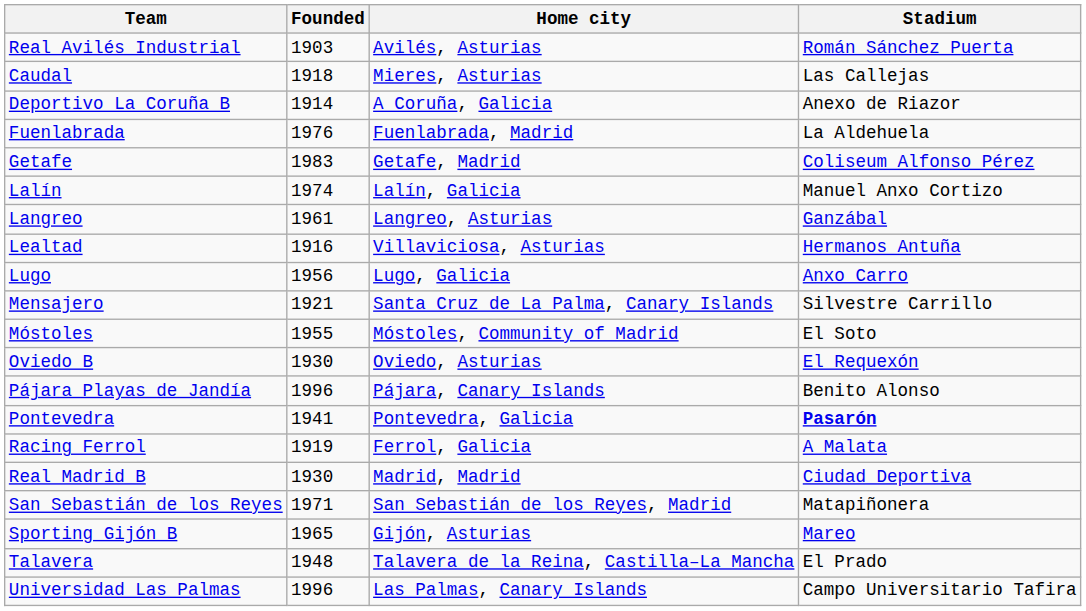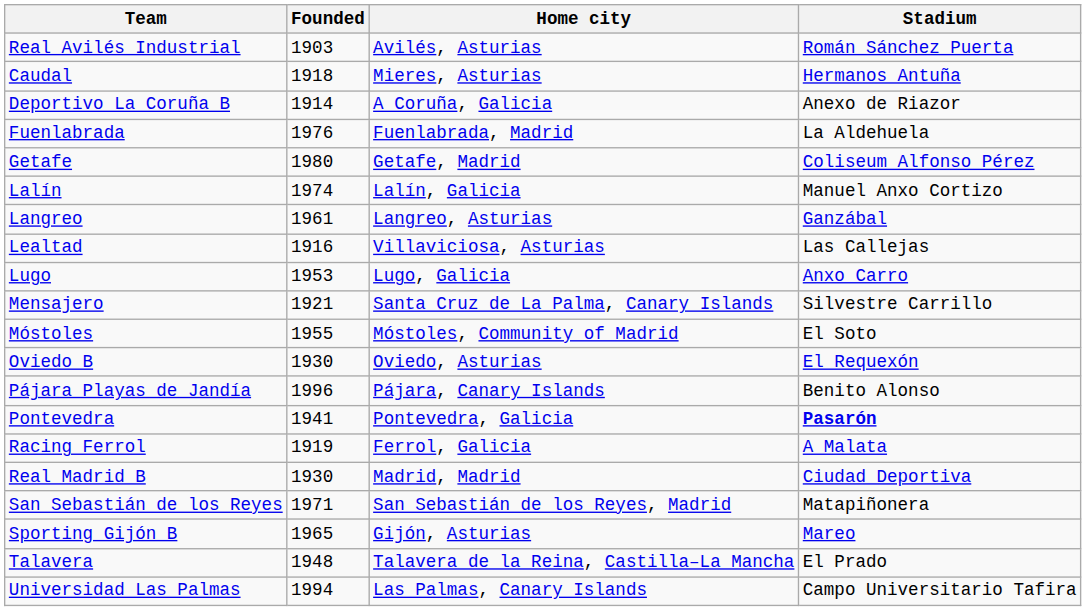(866, 76) Las Callejas -> (882, 76) Hermanos Antuña
(312, 162) 1983 -> (312, 162) 1980
(882, 248) Hermanos Antuña -> (866, 248) Las Callejas
(312, 276) 1956 -> (312, 276) 1953
(312, 591) 1996 -> (312, 591) 1994
